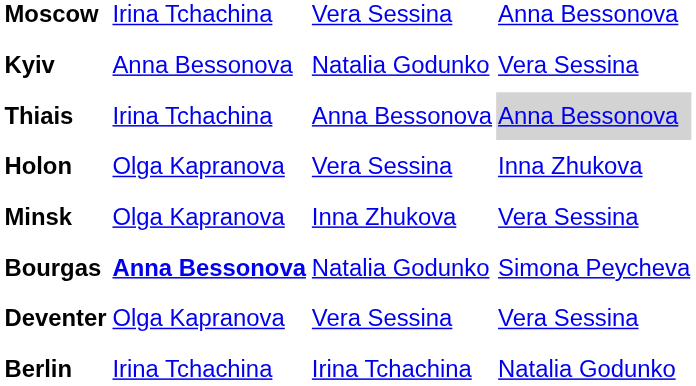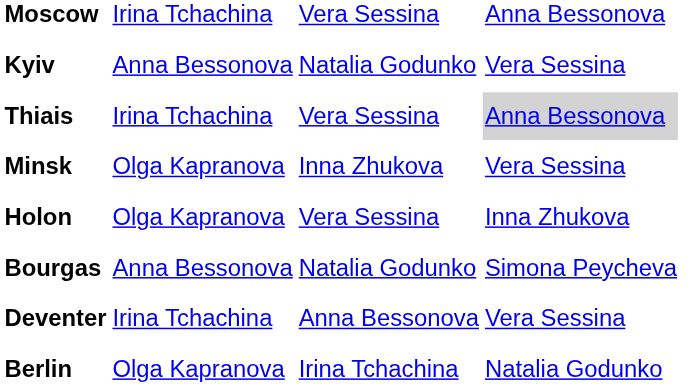(402, 115) Anna Bessonova -> (369, 115) Vera Sessina
rows swapped: (38, 217) <-> (38, 166)
(209, 267) bold -> (203, 267) normal
(199, 318) Olga Kapranova -> (192, 318) Irina Tchachina
(382, 318) Vera Sessina -> (389, 318) Anna Bessonova
(192, 369) Irina Tchachina -> (199, 369) Olga Kapranova
